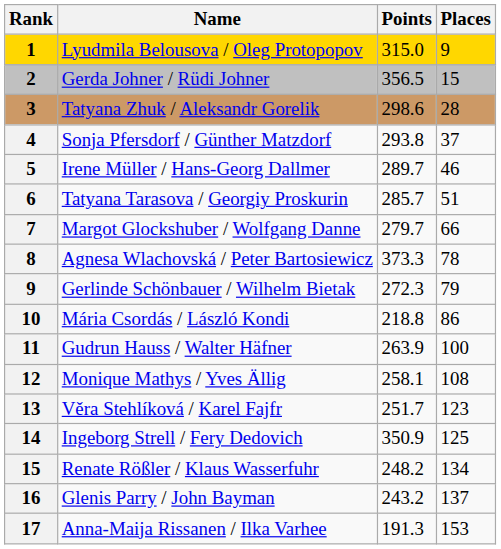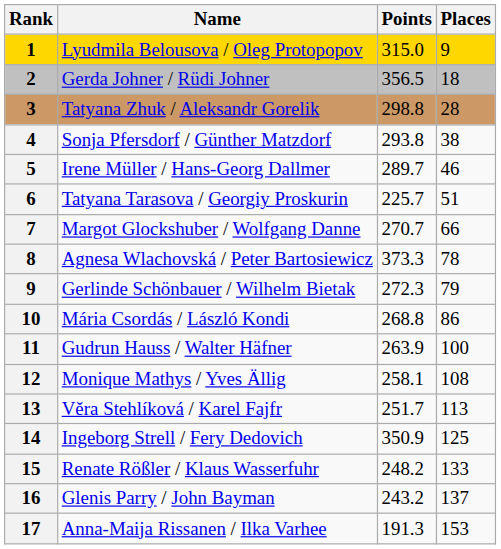(450, 79) 15 -> (450, 79) 18
(403, 109) 298.6 -> (403, 109) 298.8
(450, 139) 37 -> (450, 139) 38
(403, 199) 285.7 -> (403, 199) 225.7
(403, 229) 279.7 -> (403, 229) 270.7
(403, 318) 218.8 -> (403, 318) 268.8
(455, 408) 123 -> (454, 408) 113
(455, 468) 134 -> (455, 468) 133
